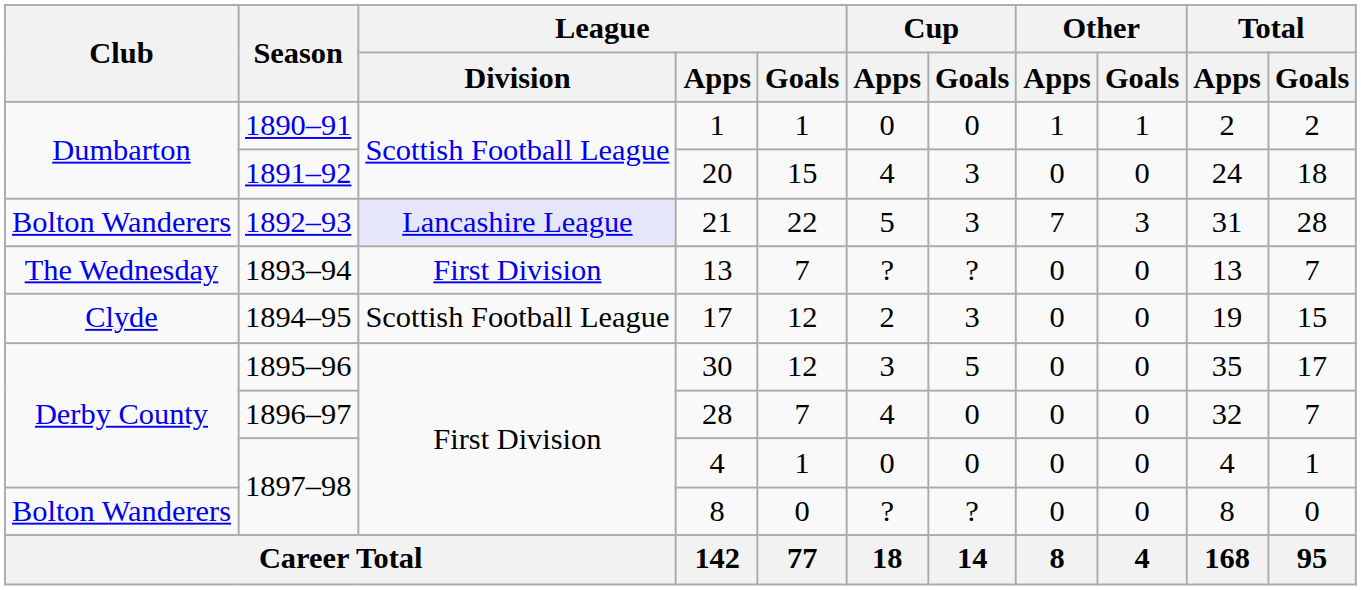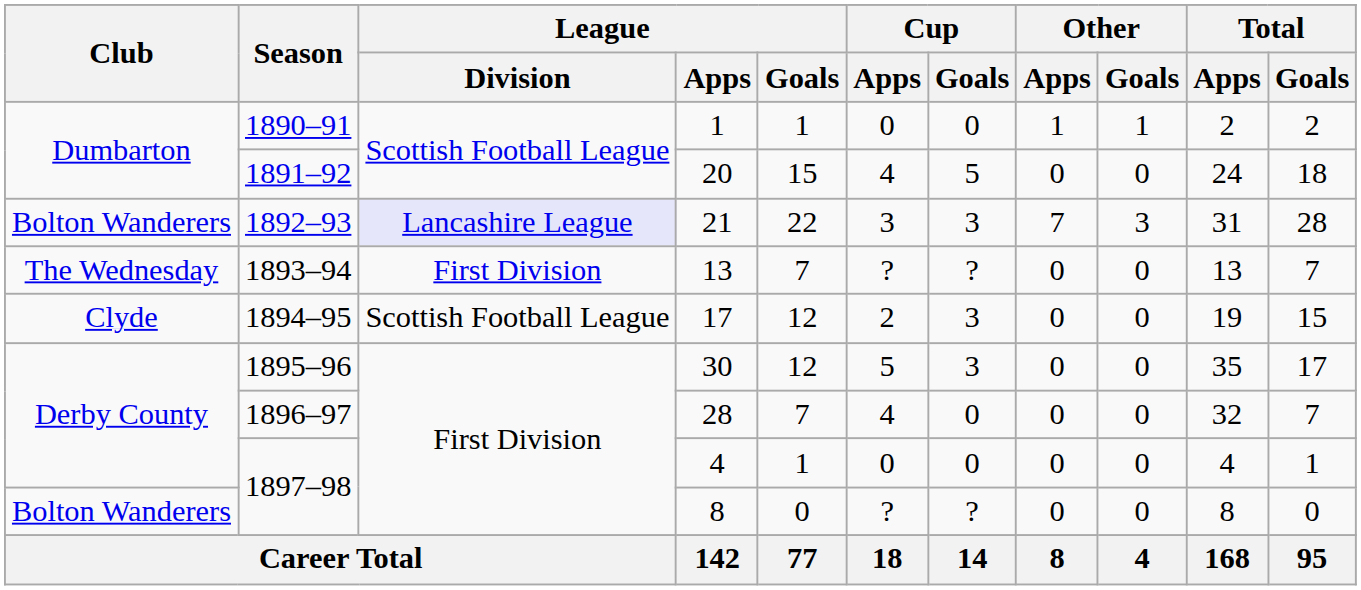(972, 173) 3 -> (972, 173) 5
(887, 221) 5 -> (887, 221) 3
(887, 366) 3 -> (887, 366) 5
(972, 366) 5 -> (972, 366) 3
